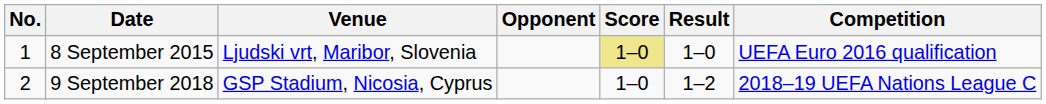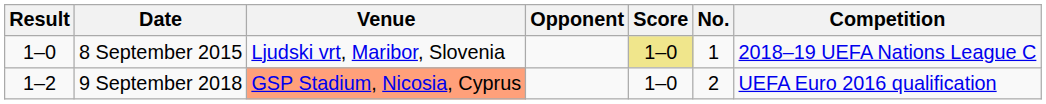columns swapped: (25, 20) <-> (699, 20)
(868, 51) UEFA Euro 2016 qualification -> (887, 51) 2018–19 UEFA Nations League C
(358, 83) no background -> (386, 83) lightsalmon background
(887, 83) 2018–19 UEFA Nations League C -> (868, 83) UEFA Euro 2016 qualification
